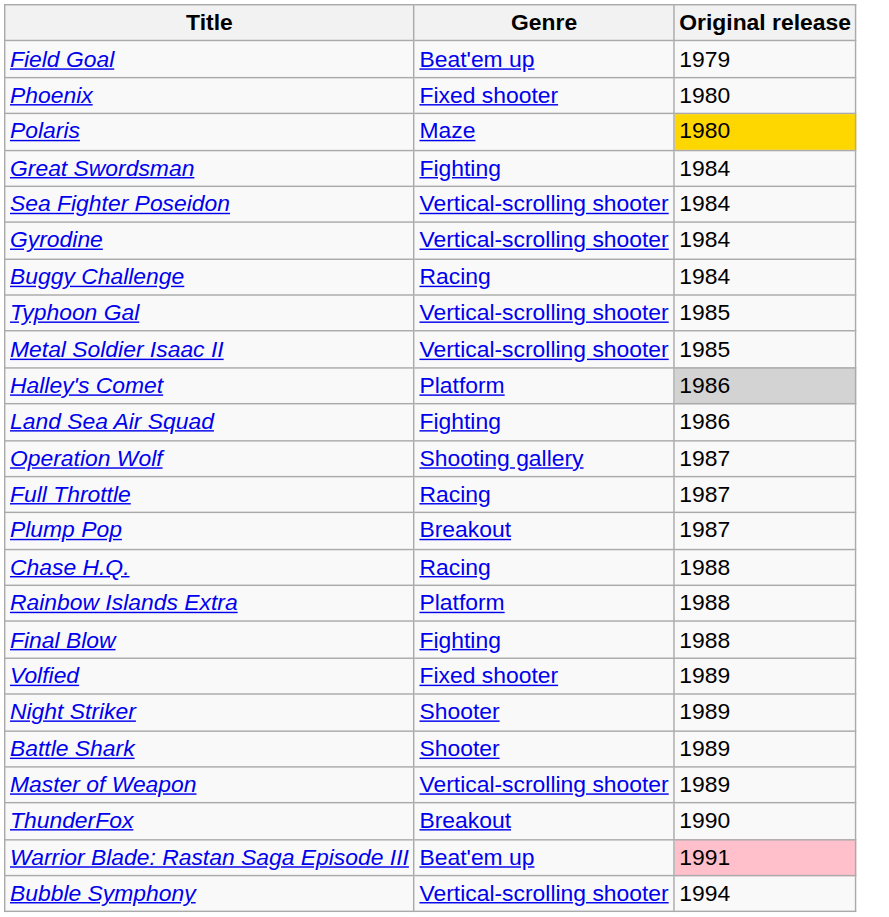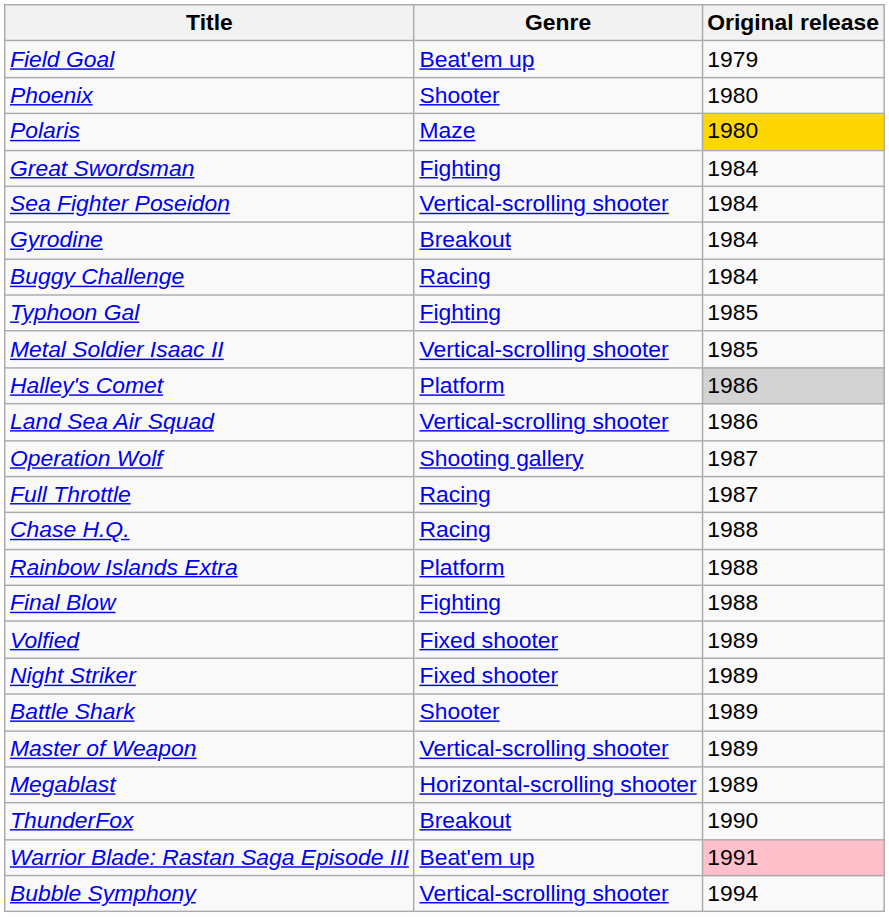(489, 95) Fixed shooter -> (460, 95) Shooter
(544, 240) Vertical-scrolling shooter -> (465, 240) Breakout
(544, 312) Vertical-scrolling shooter -> (460, 312) Fighting
(460, 421) Fighting -> (544, 421) Vertical-scrolling shooter
- row: (66, 530)
(460, 712) Shooter -> (489, 675) Fixed shooter
+ row: (63, 784)
